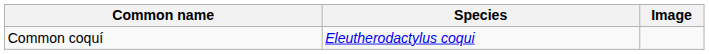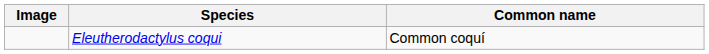columns swapped: (672, 15) <-> (163, 15)
